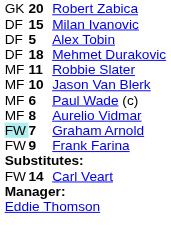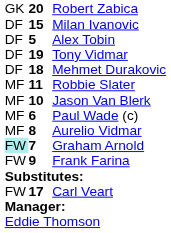+ row: (90, 54)
(36, 176) 14 -> (36, 191) 17
